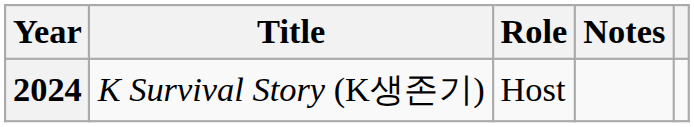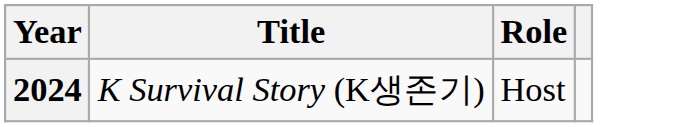- column: (624, 31)
